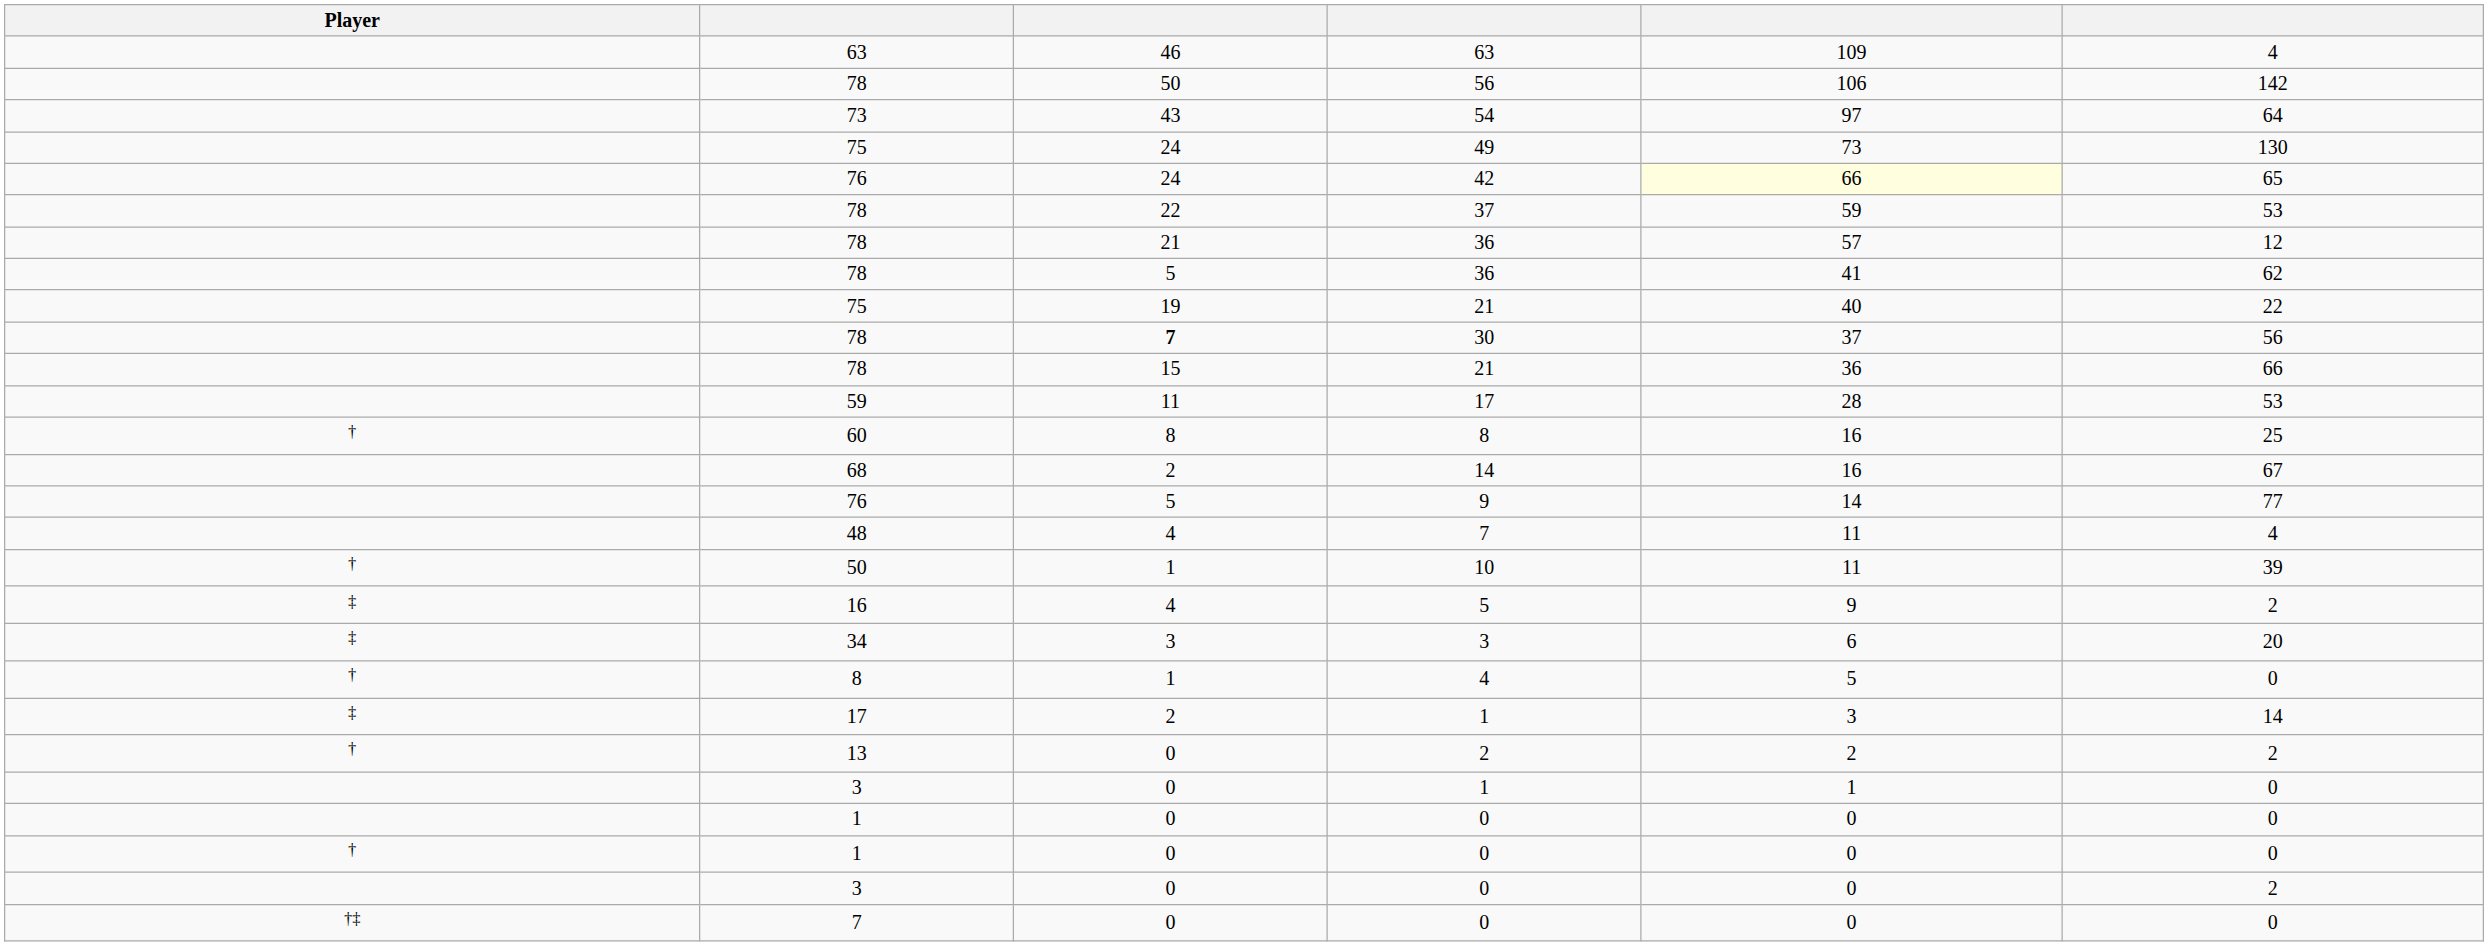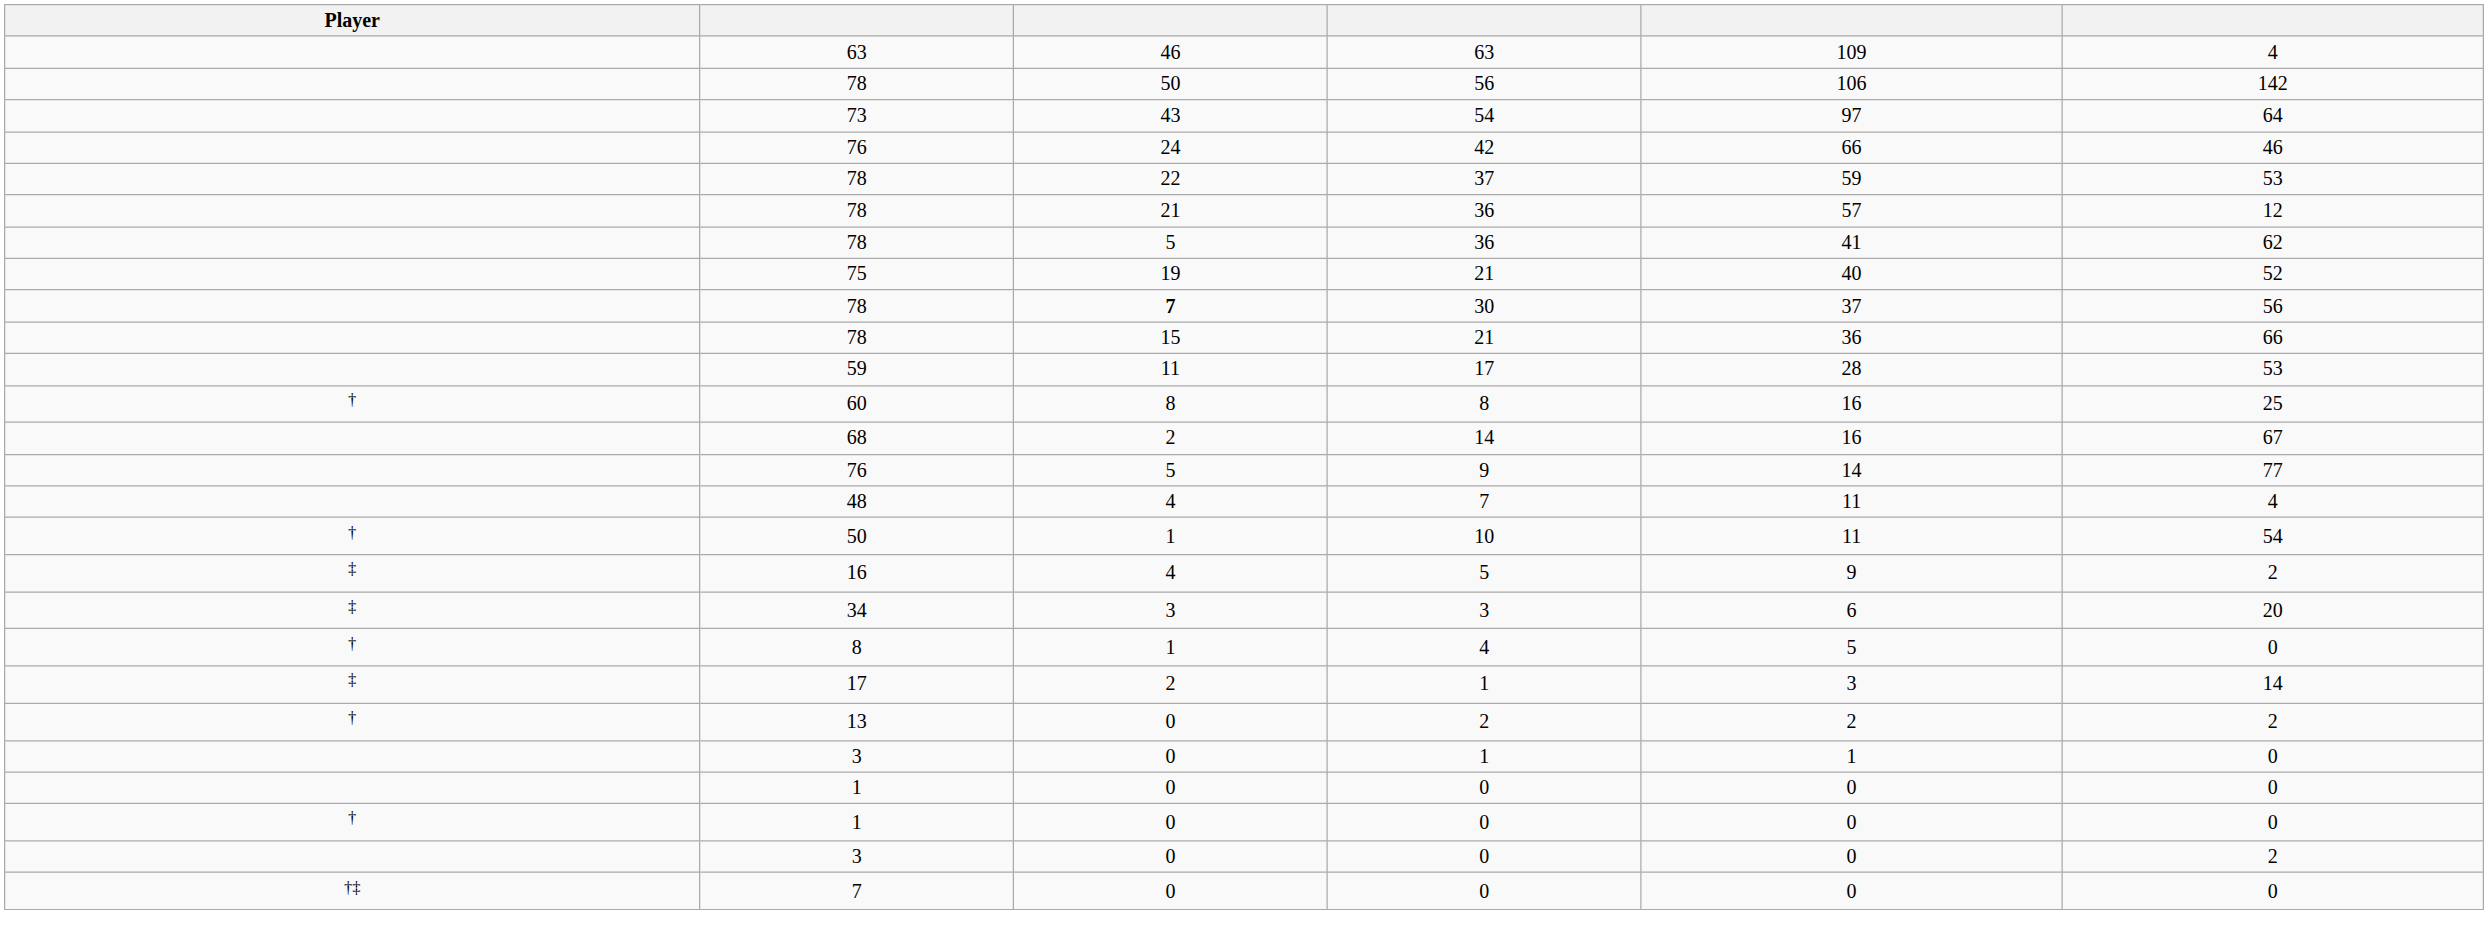- row: (857, 147)
(1852, 178) lightyellow background -> (1852, 147) no background
(2273, 178) 65 -> (2273, 147) 46
(2273, 305) 22 -> (2273, 274) 52
(2273, 567) 39 -> (2273, 535) 54
